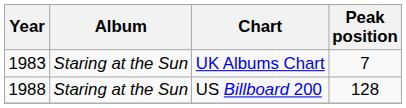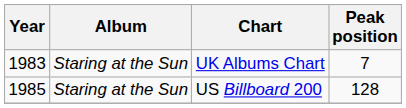(27, 90) 1988 -> (27, 90) 1985
